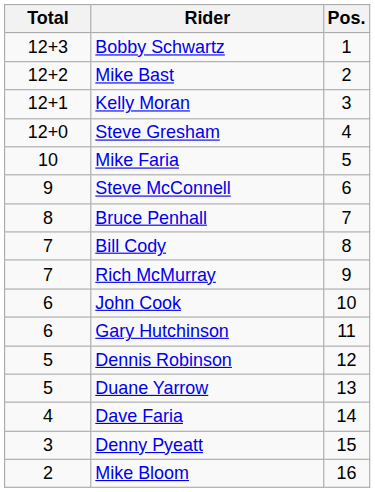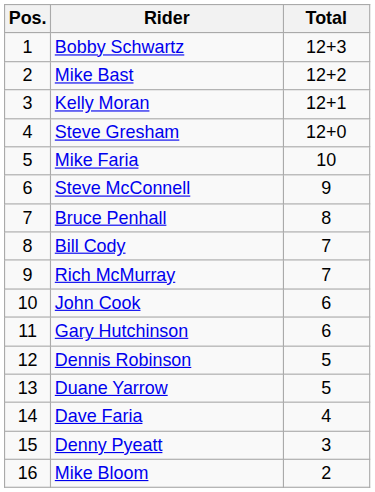columns swapped: (347, 18) <-> (48, 18)
